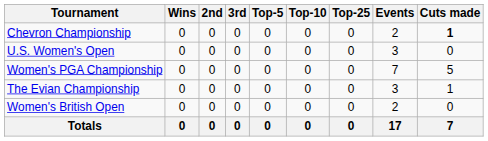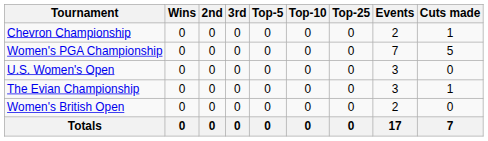(450, 32) bold -> (450, 32) normal
rows swapped: (85, 70) <-> (61, 51)
